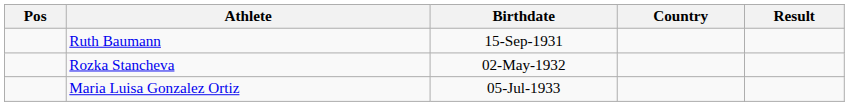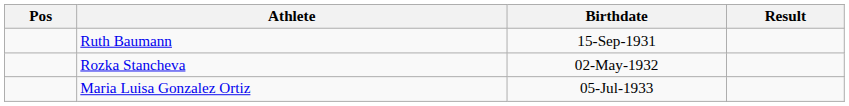- column: (681, 16)
